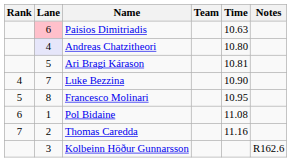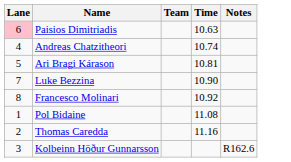- column: (19, 13)
(48, 47) lavender background -> (18, 47) no background
(236, 47) 10.80 -> (206, 47) 10.74
(236, 98) 10.95 -> (206, 98) 10.92
